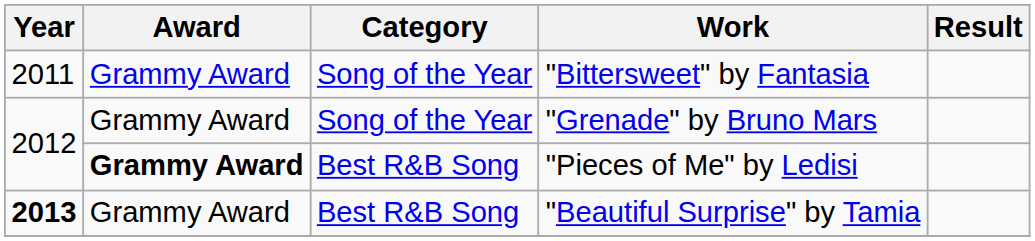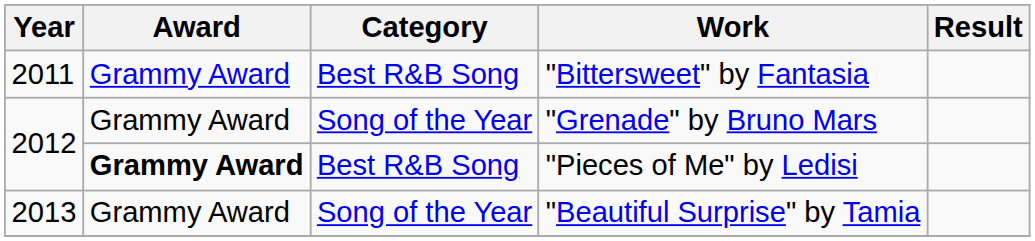(425, 73) Song of the Year -> (418, 73) Best R&B Song
(44, 212) bold -> (44, 212) normal
(418, 212) Best R&B Song -> (425, 212) Song of the Year
